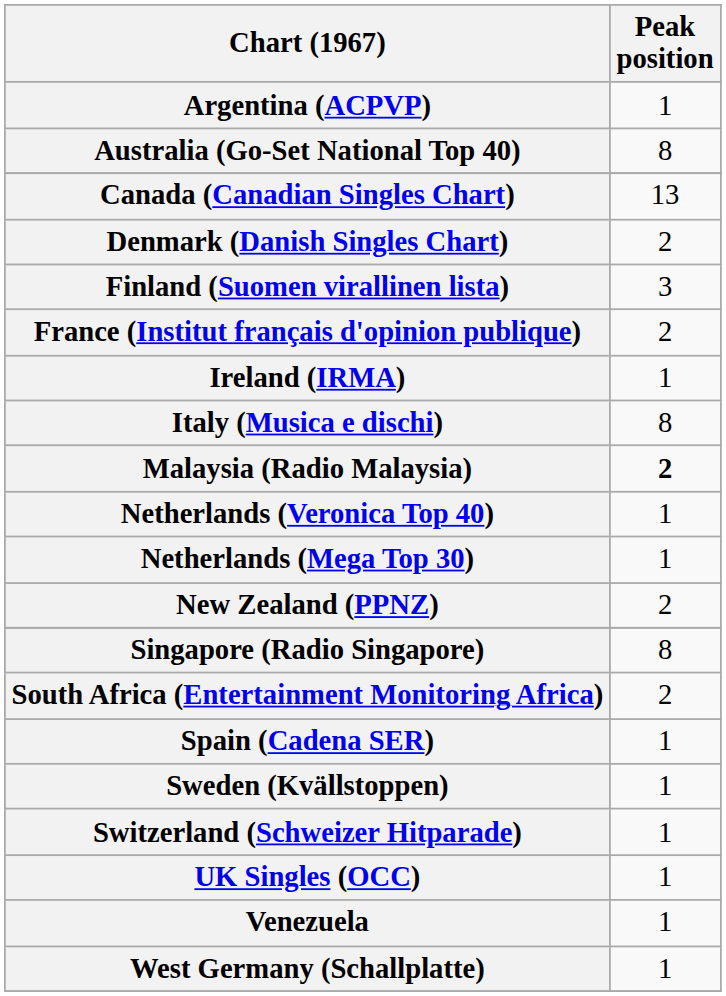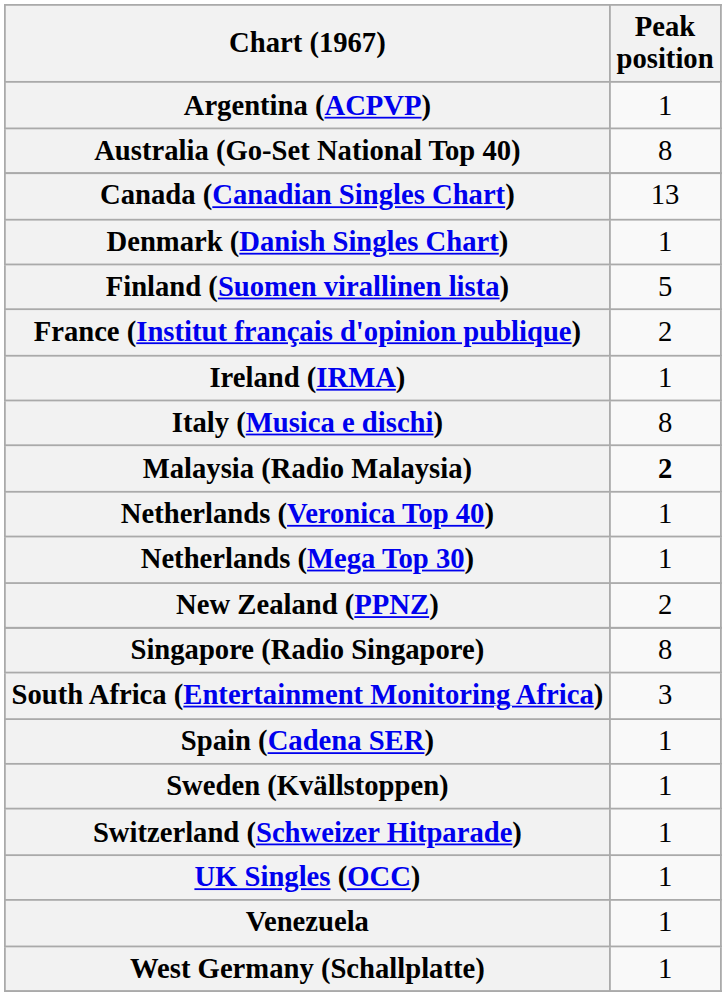(665, 241) 2 -> (665, 241) 1
(665, 286) 3 -> (665, 286) 5
(665, 695) 2 -> (665, 695) 3
